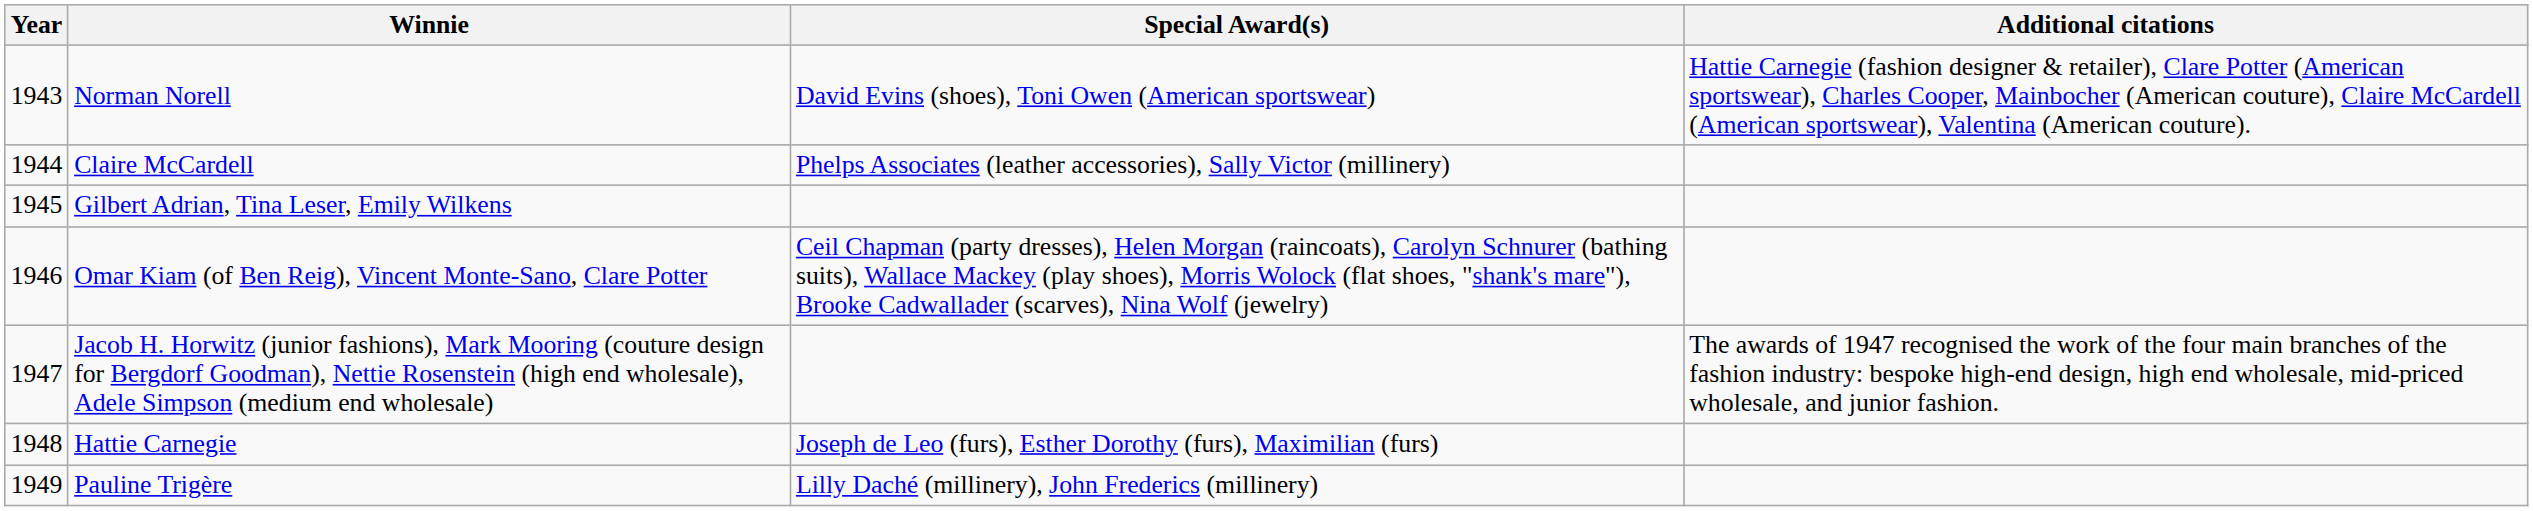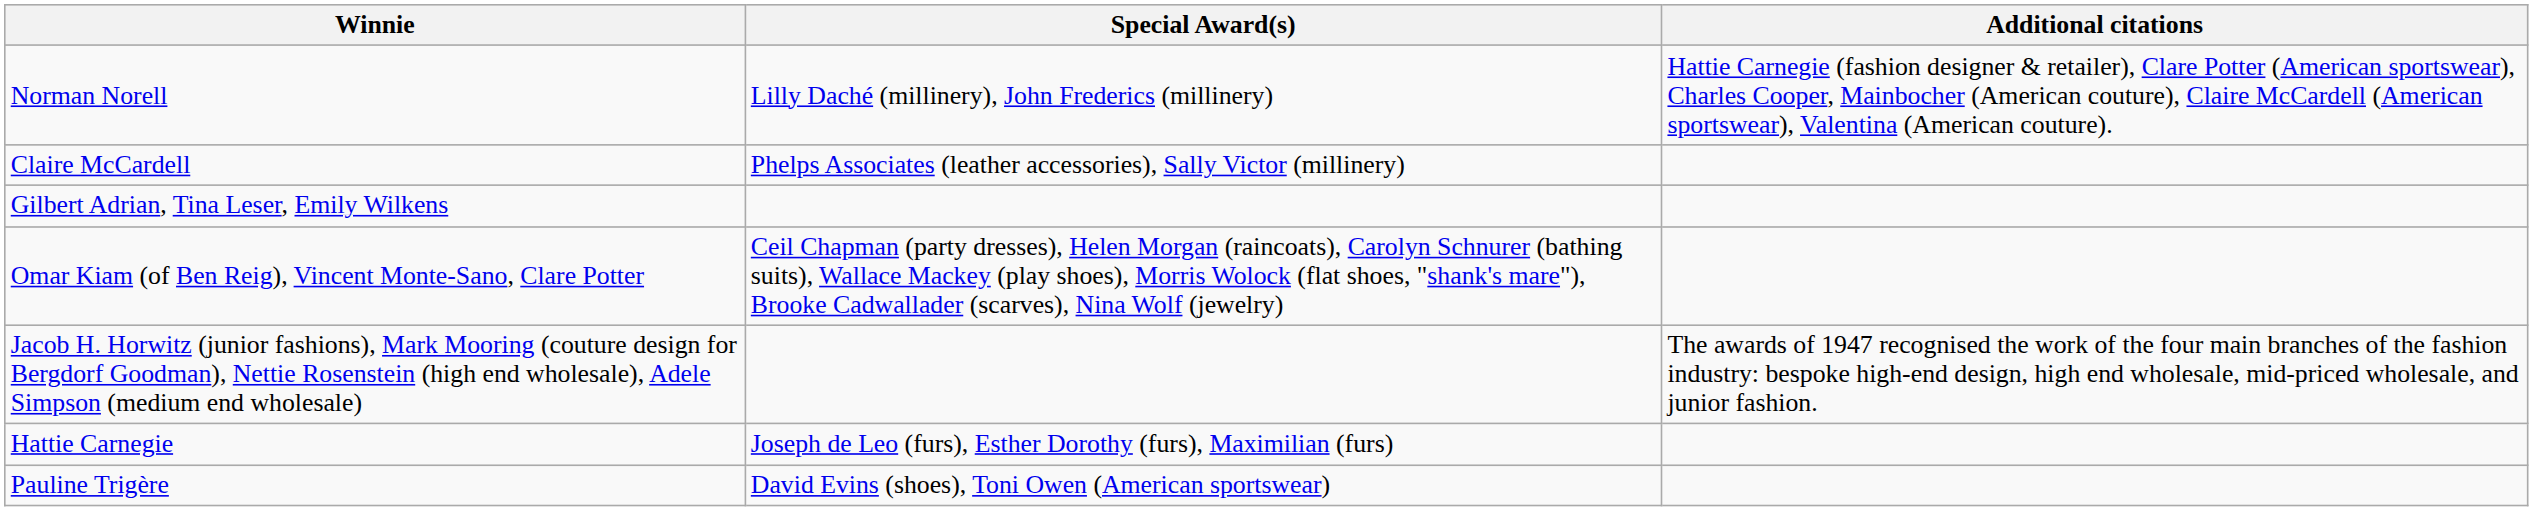- column: (36, 24)
(1086, 94) David Evins (shoes), Toni Owen (American sportswear) -> (1012, 94) Lilly Daché (millinery), John Frederics (millinery)
(1057, 484) Lilly Daché (millinery), John Frederics (millinery) -> (1040, 484) David Evins (shoes), Toni Owen (American sportswear)
